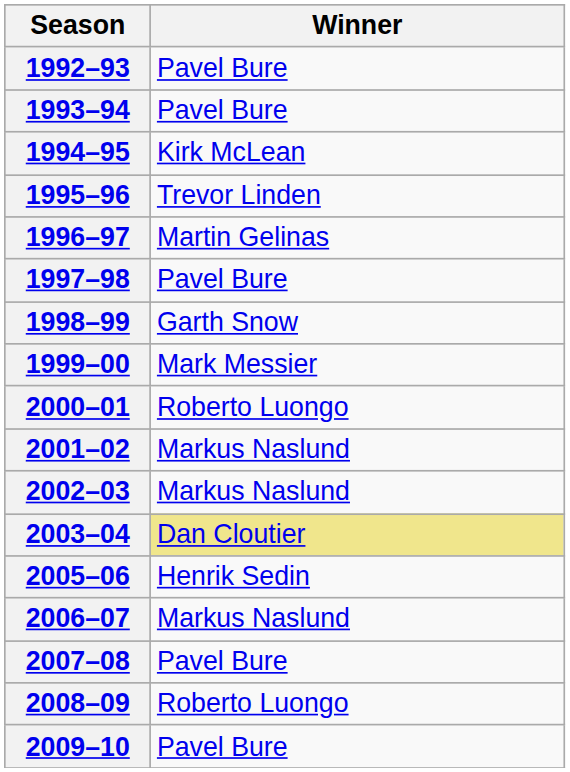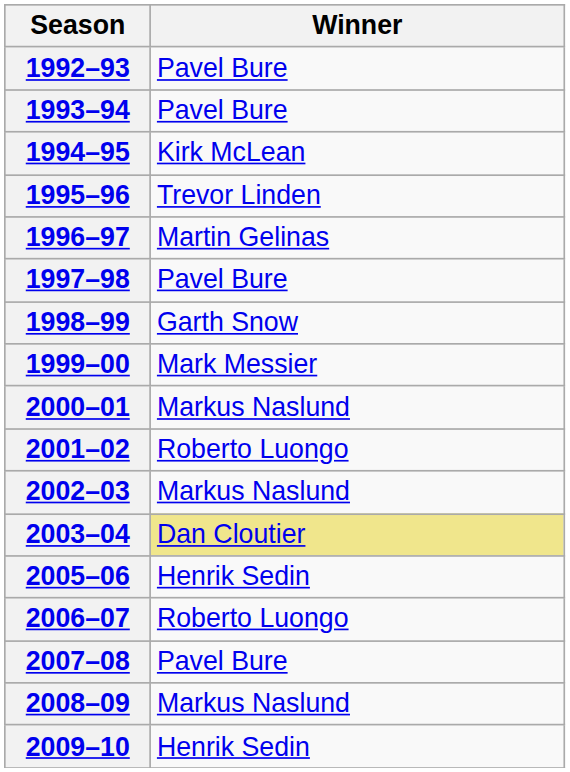(253, 407) Roberto Luongo -> (253, 407) Markus Naslund
(253, 449) Markus Naslund -> (253, 449) Roberto Luongo
(253, 618) Markus Naslund -> (253, 618) Roberto Luongo
(253, 703) Roberto Luongo -> (253, 703) Markus Naslund
(222, 746) Pavel Bure -> (233, 746) Henrik Sedin
